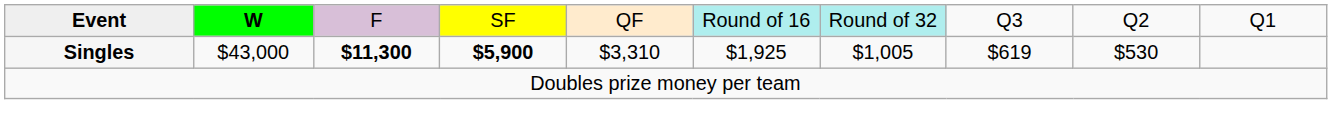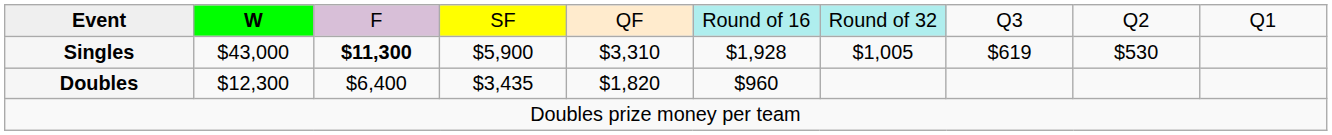(503, 52) bold -> (503, 52) normal
(756, 52) $1,925 -> (756, 52) $1,928
+ row: (99, 84)
